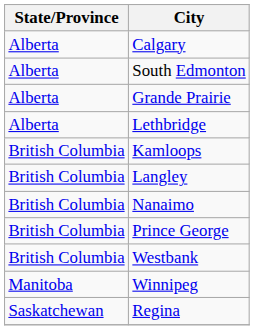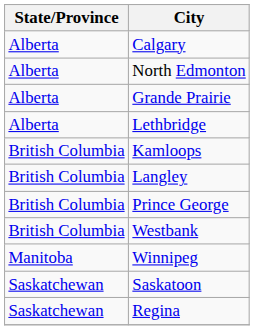+ row: (189, 71)
- row: (189, 71)
- row: (163, 204)
+ row: (167, 284)
